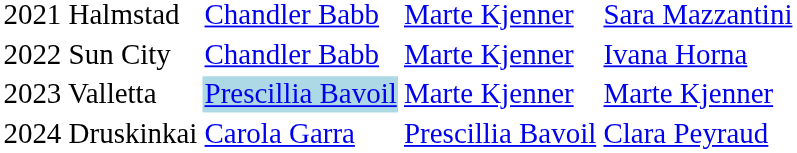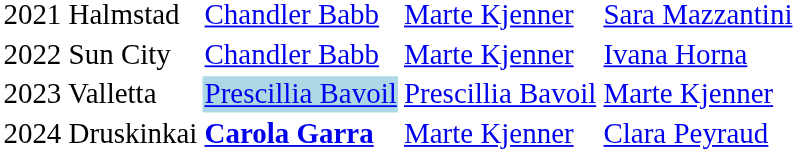(489, 93) Marte Kjenner -> (500, 93) Prescillia Bavoil
(280, 133) normal -> (289, 133) bold
(500, 133) Prescillia Bavoil -> (489, 133) Marte Kjenner
